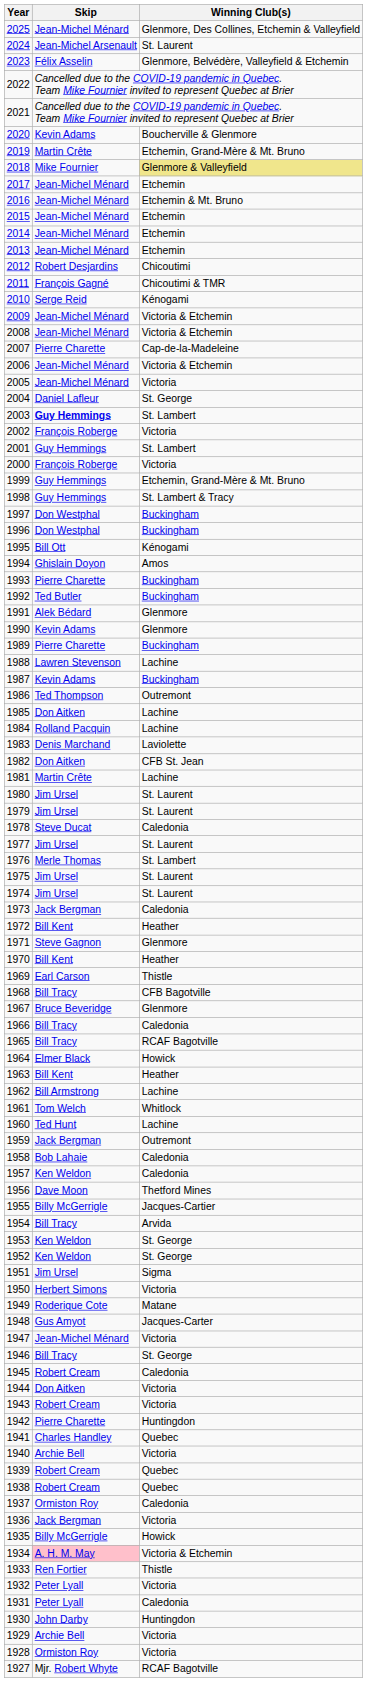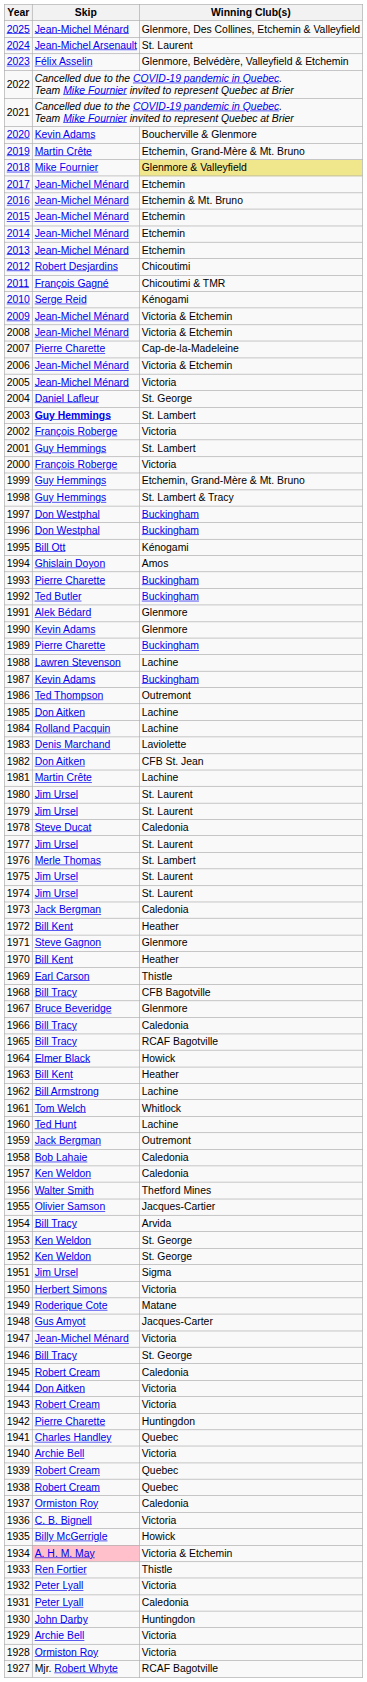(61, 1190) Dave Moon -> (64, 1190) Walter Smith
(71, 1207) Billy McGerrigle -> (70, 1207) Olivier Samson
(68, 1520) Jack Bergman -> (63, 1520) C. B. Bignell
